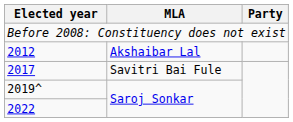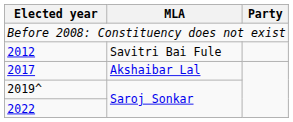(155, 52) Akshaibar Lal -> (166, 52) Savitri Bai Fule
(166, 70) Savitri Bai Fule -> (155, 70) Akshaibar Lal
